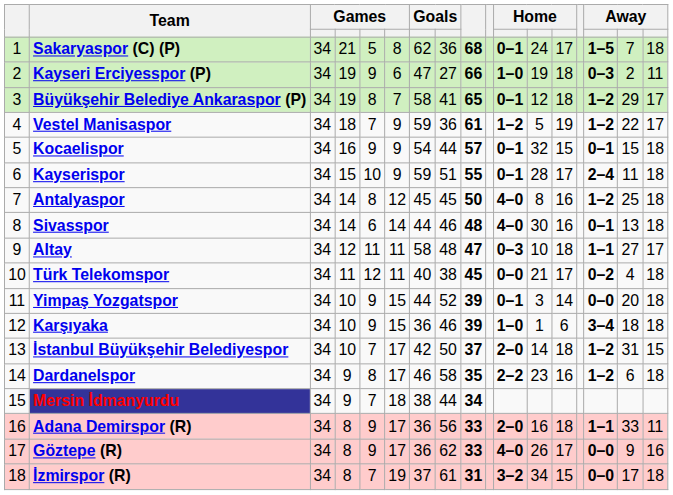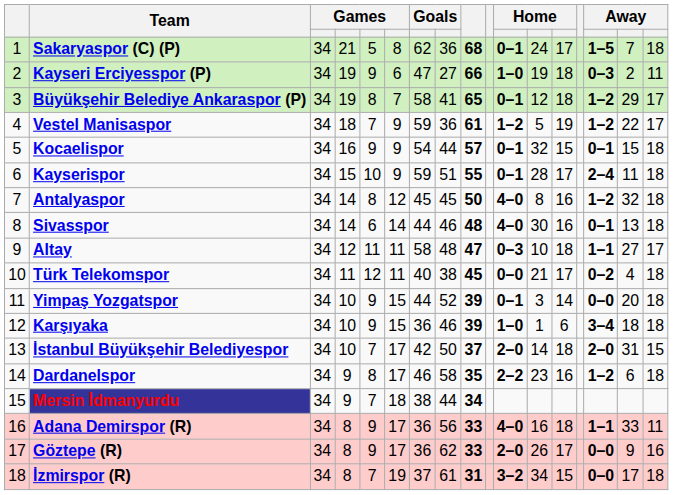(630, 200) 25 -> (630, 200) 32
(601, 350) 1–2 -> (601, 350) 2–0
(510, 426) 2–0 -> (510, 426) 4–0
(510, 451) 4–0 -> (510, 451) 2–0
